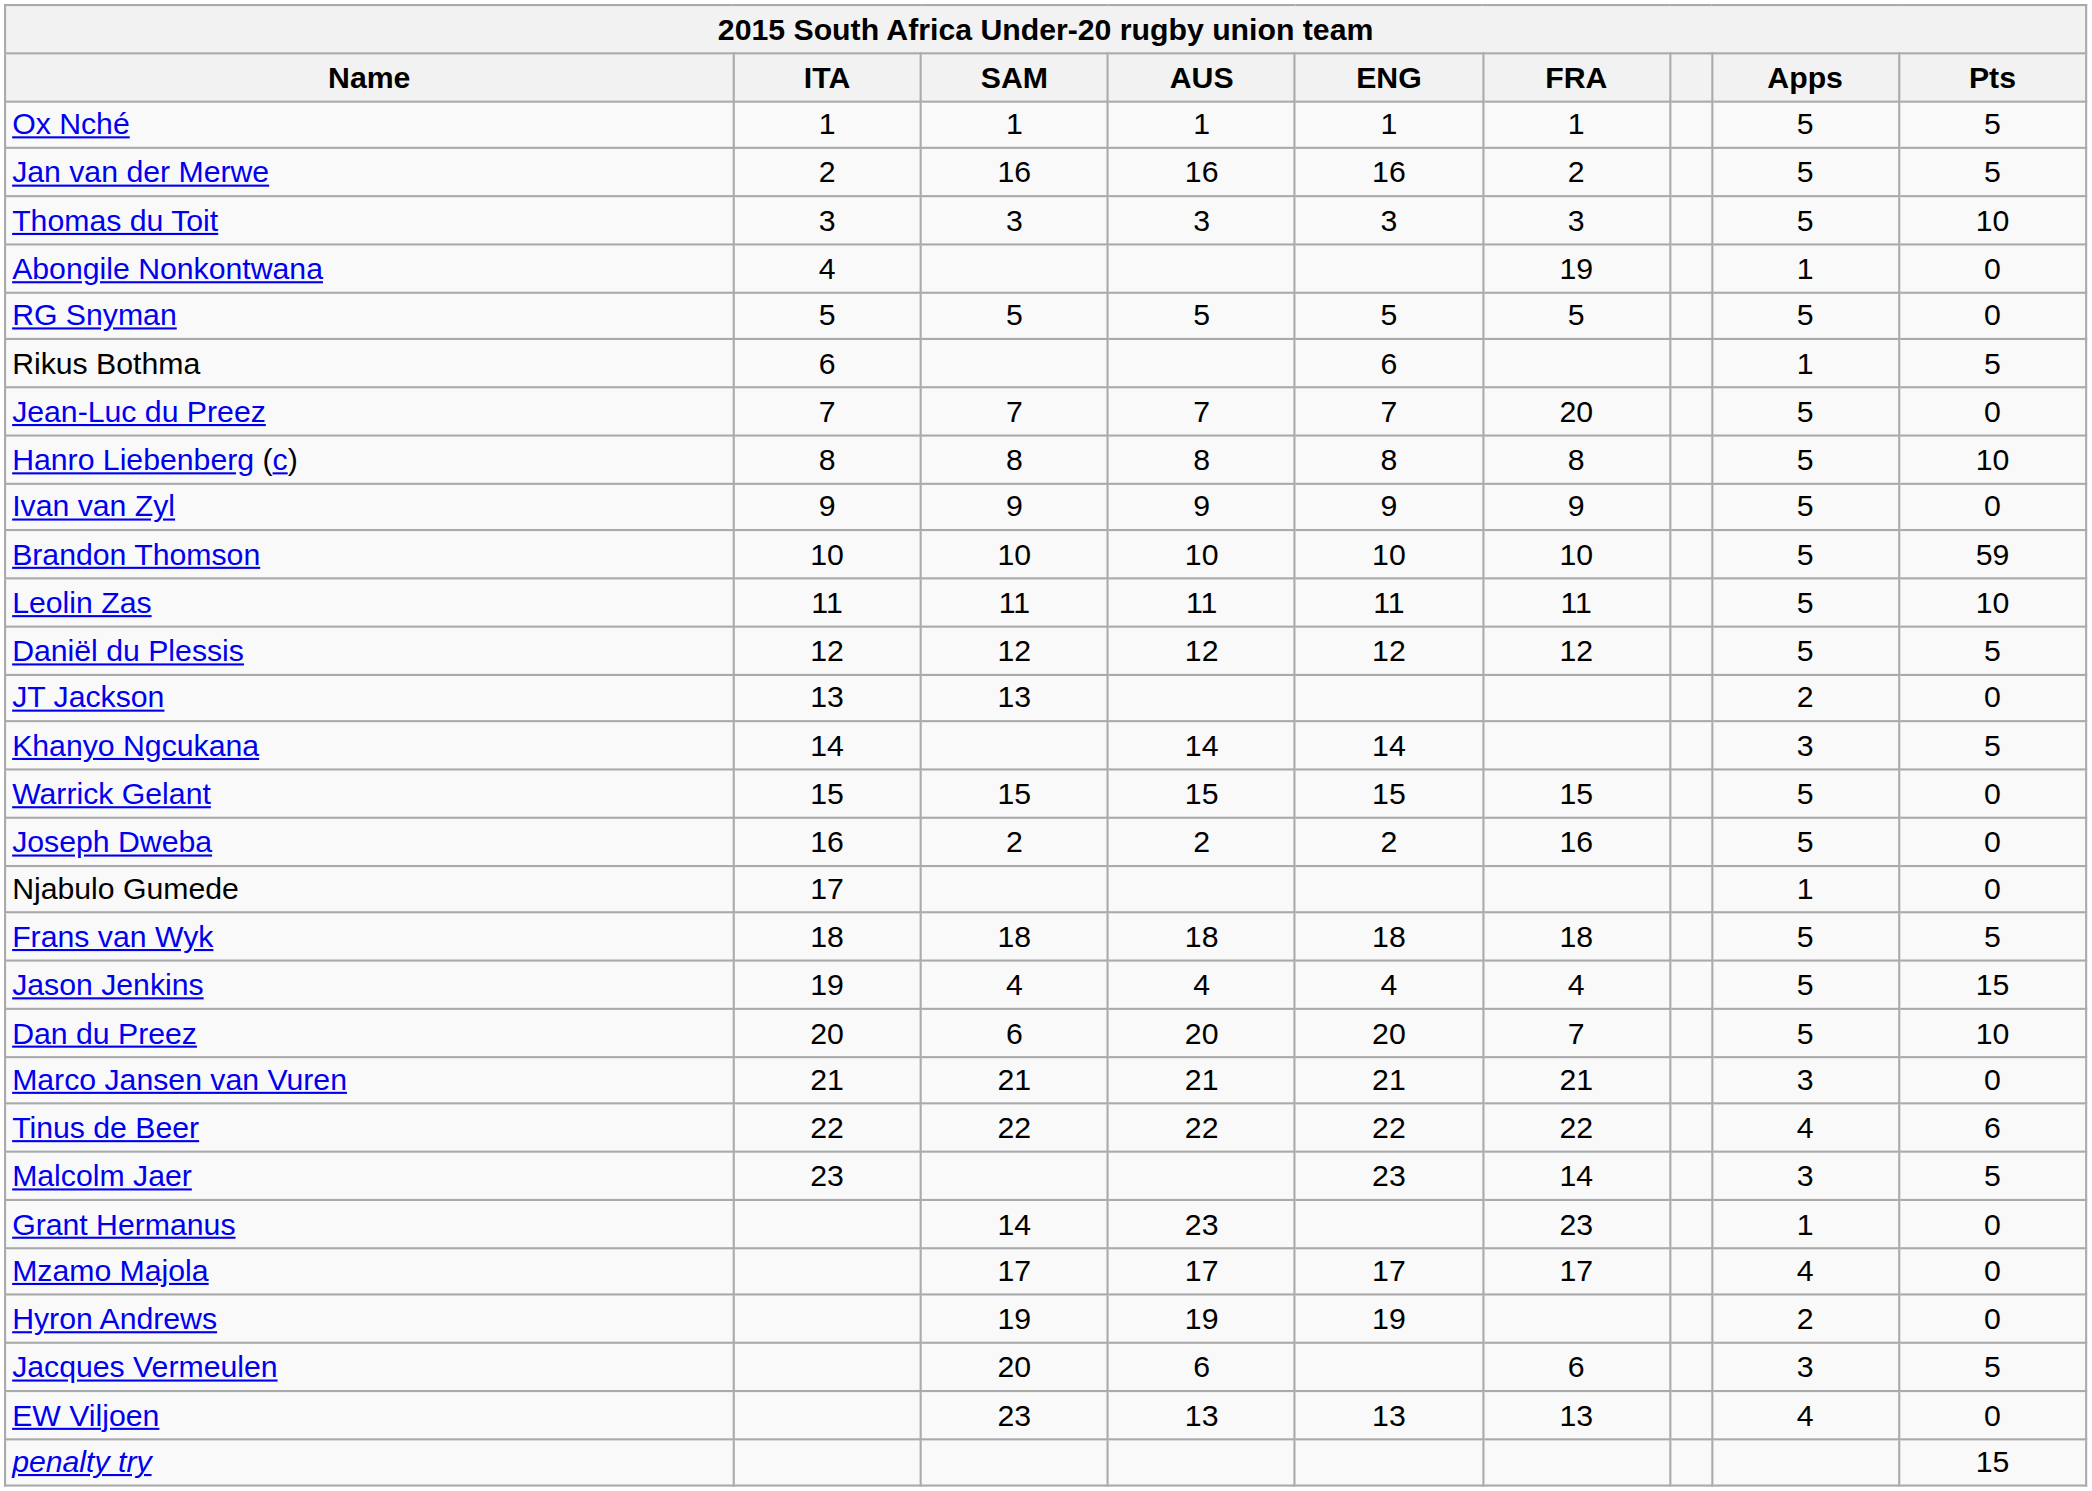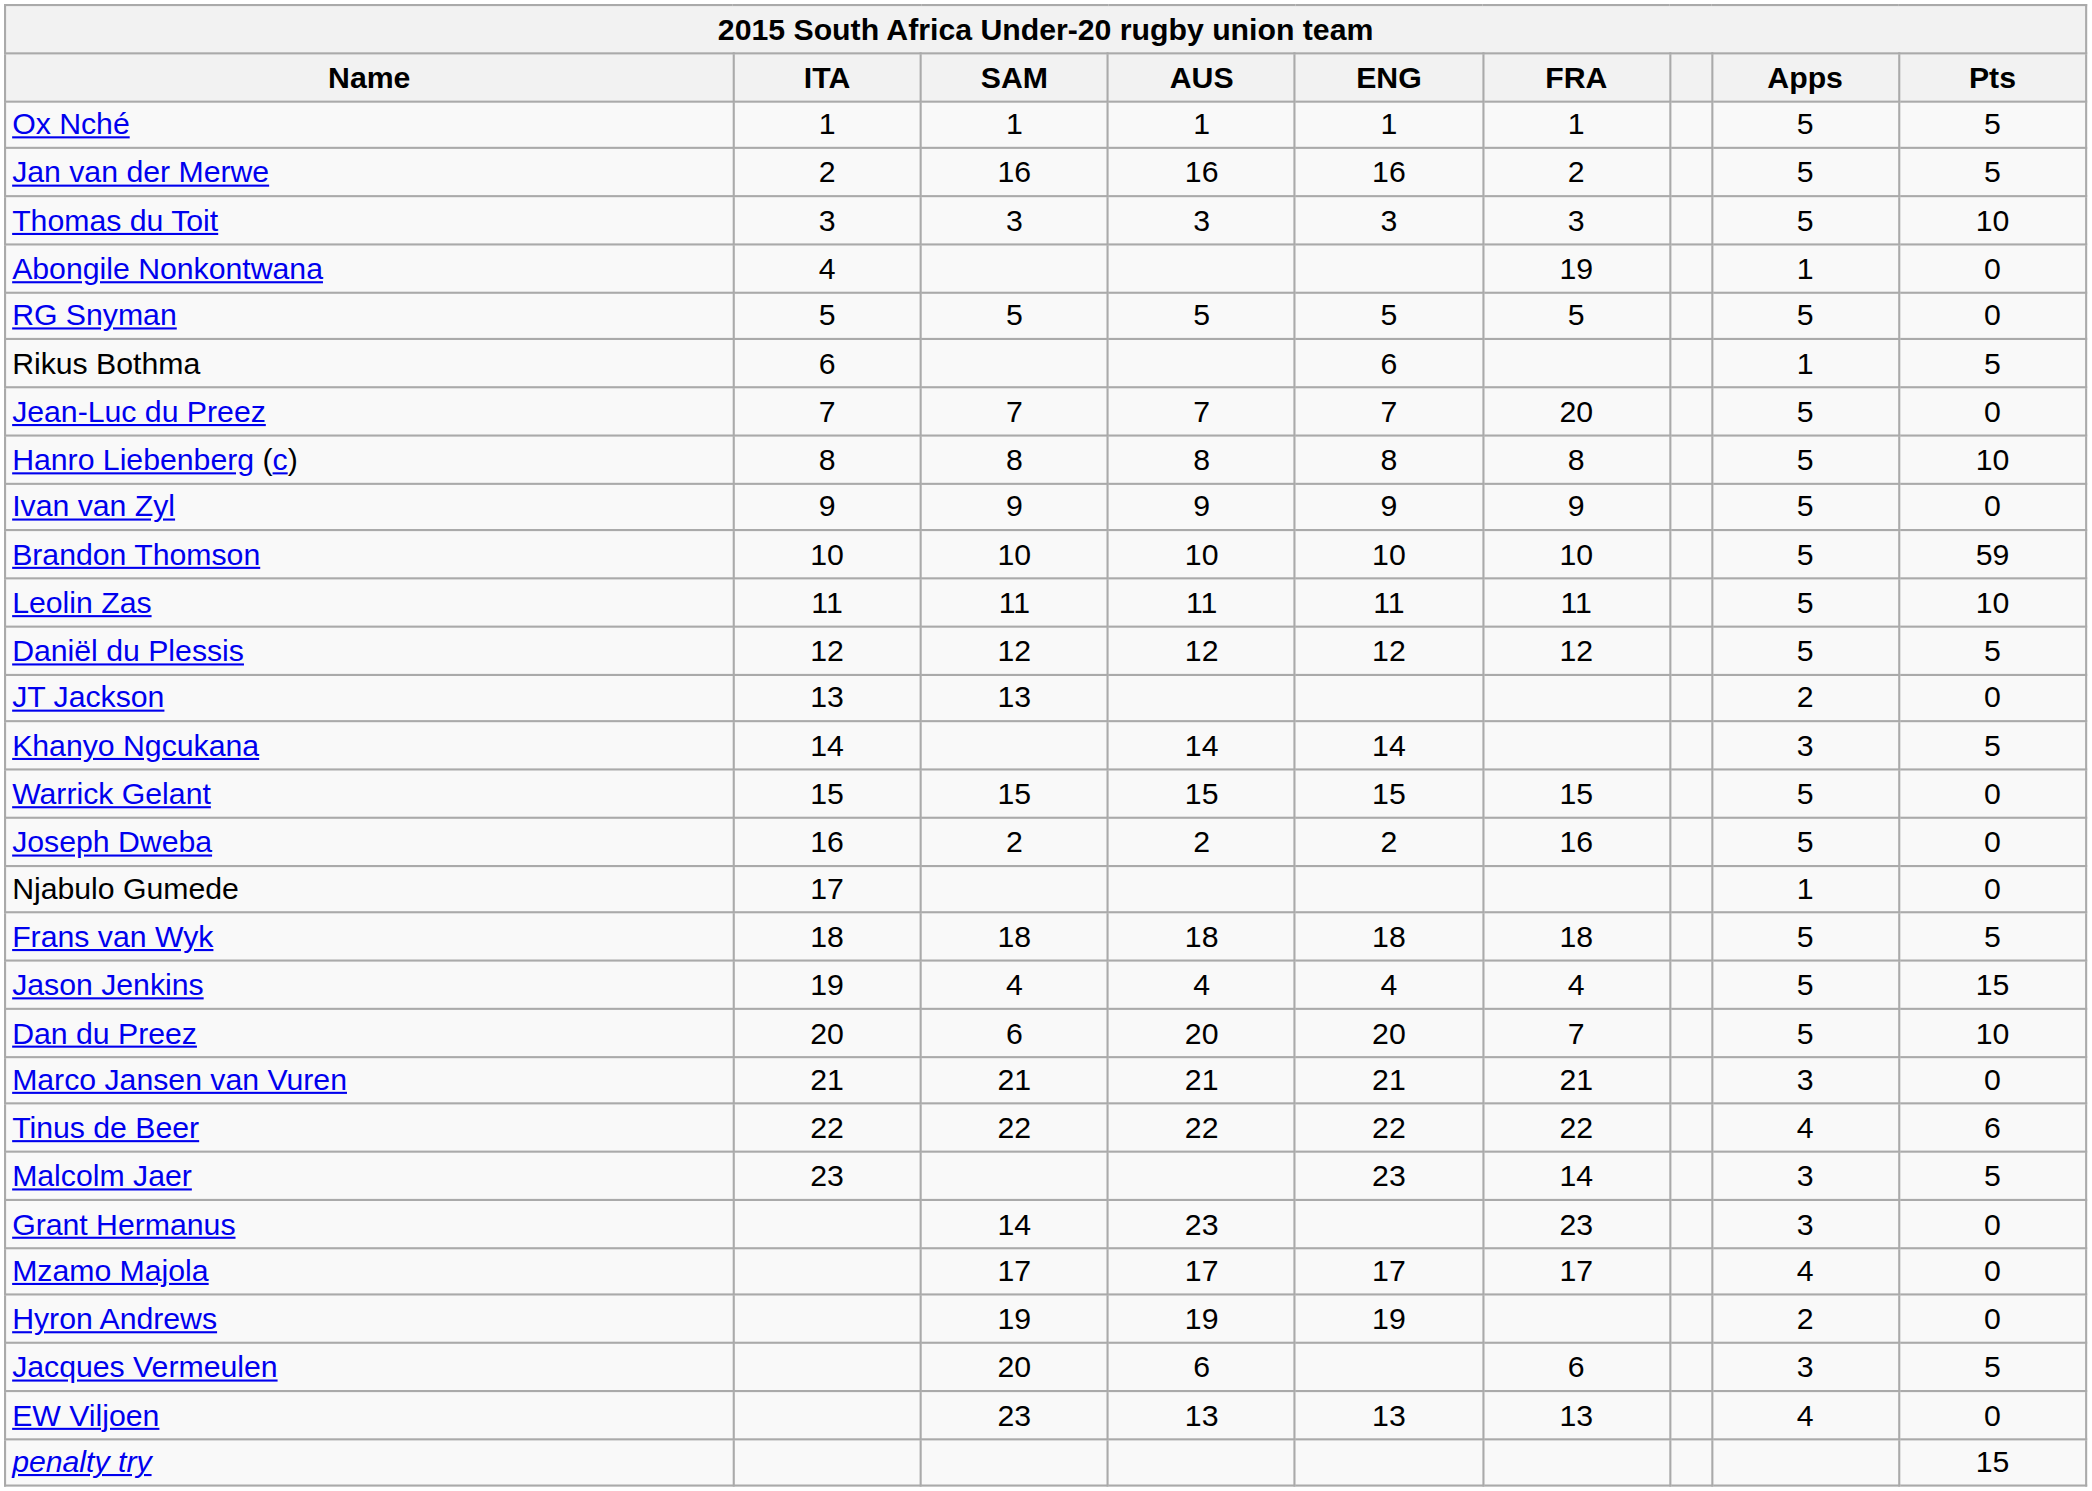(1805, 1224) 1 -> (1805, 1224) 3
